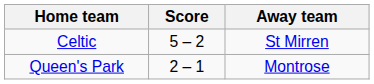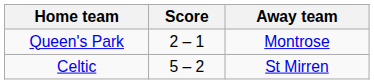rows swapped: (77, 66) <-> (77, 41)
